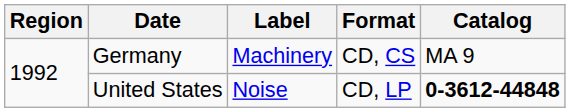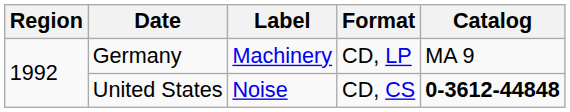(379, 55) CD, CS -> (377, 55) CD, LP
(377, 90) CD, LP -> (379, 90) CD, CS
